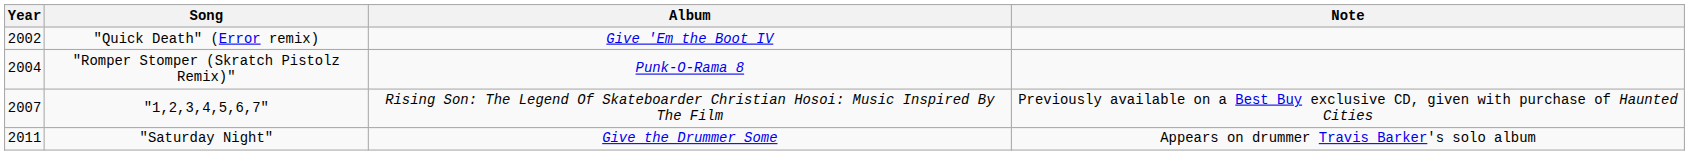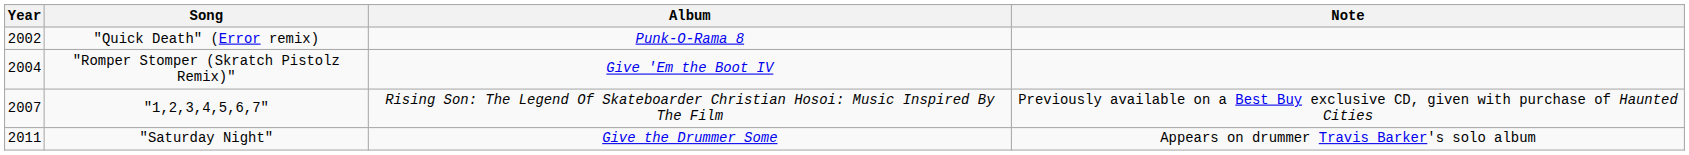(690, 39) Give 'Em the Boot IV -> (690, 39) Punk-O-Rama 8
(690, 69) Punk-O-Rama 8 -> (690, 69) Give 'Em the Boot IV
